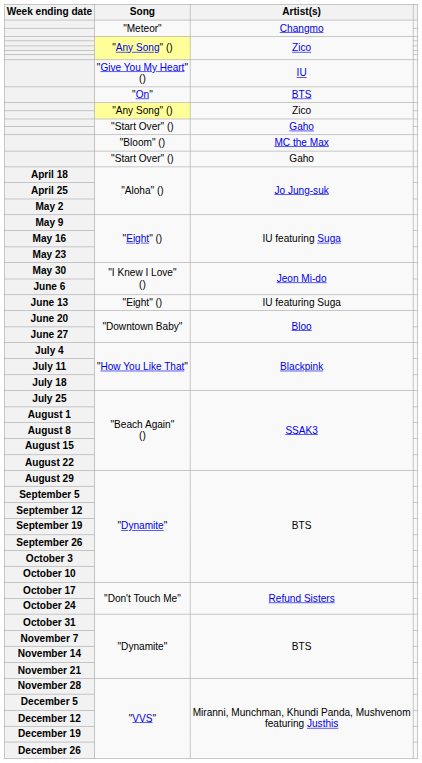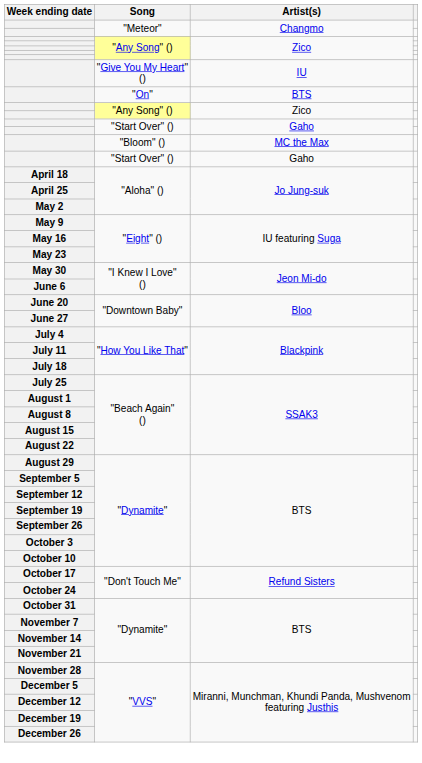- row: (49, 302)
